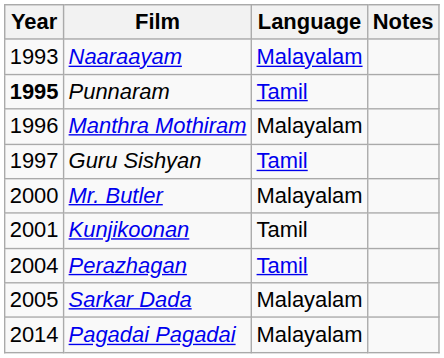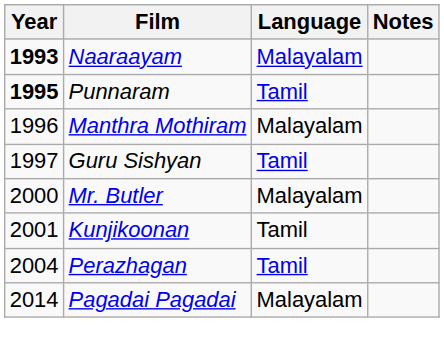(34, 56) normal -> (34, 56) bold
- row: (130, 299)
